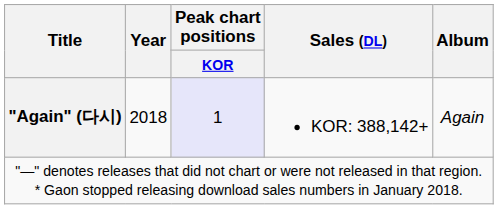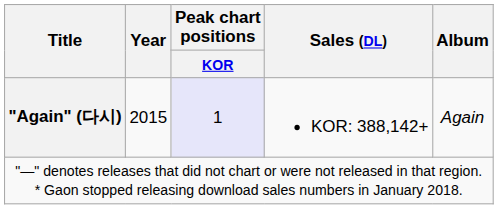(148, 117) 2018 -> (148, 117) 2015
